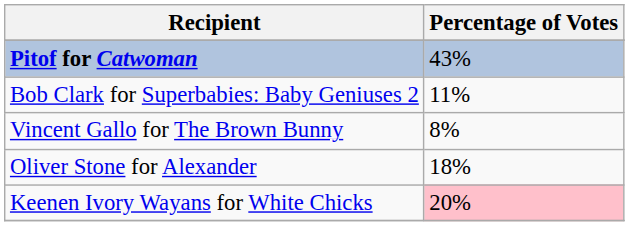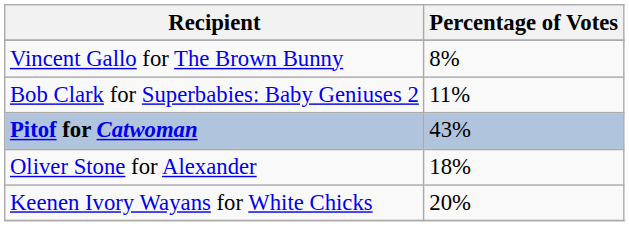rows swapped: (104, 58) <-> (177, 130)
(450, 202) pink background -> (450, 202) no background
